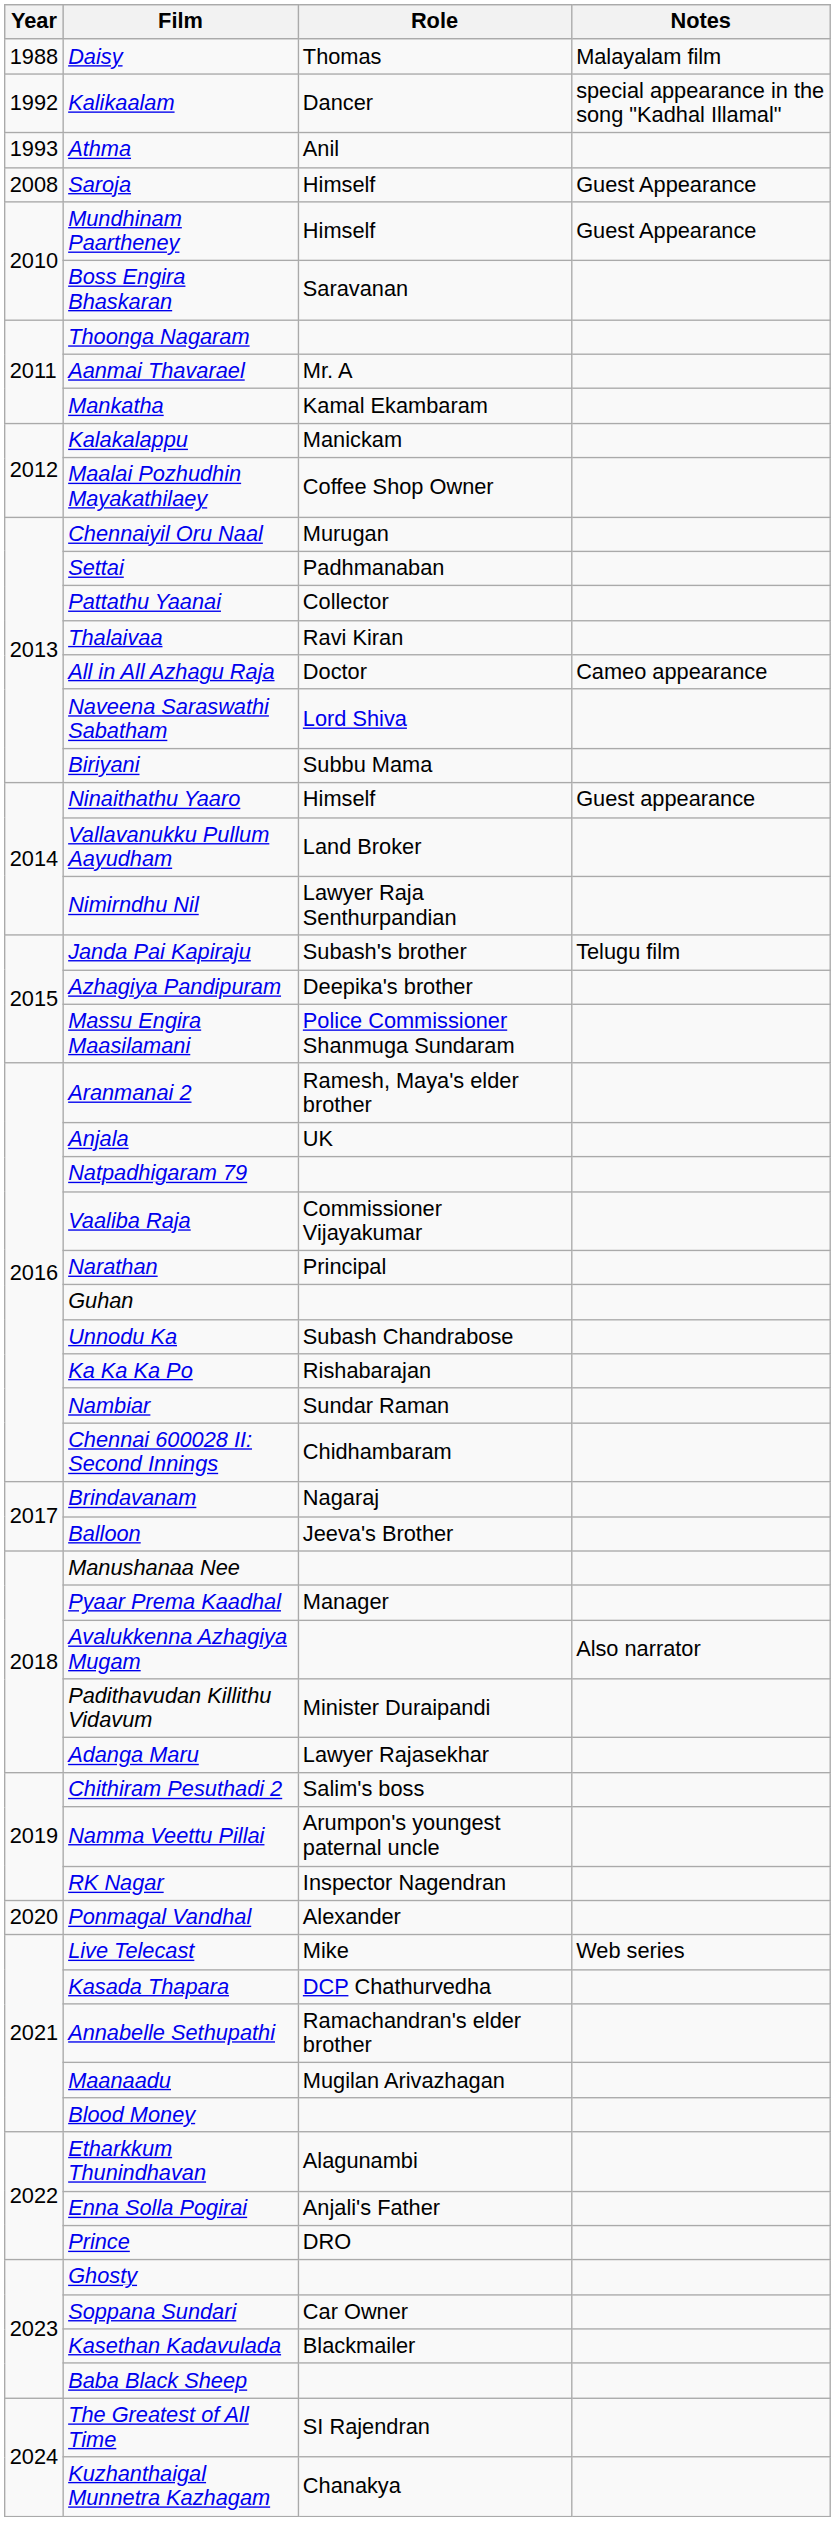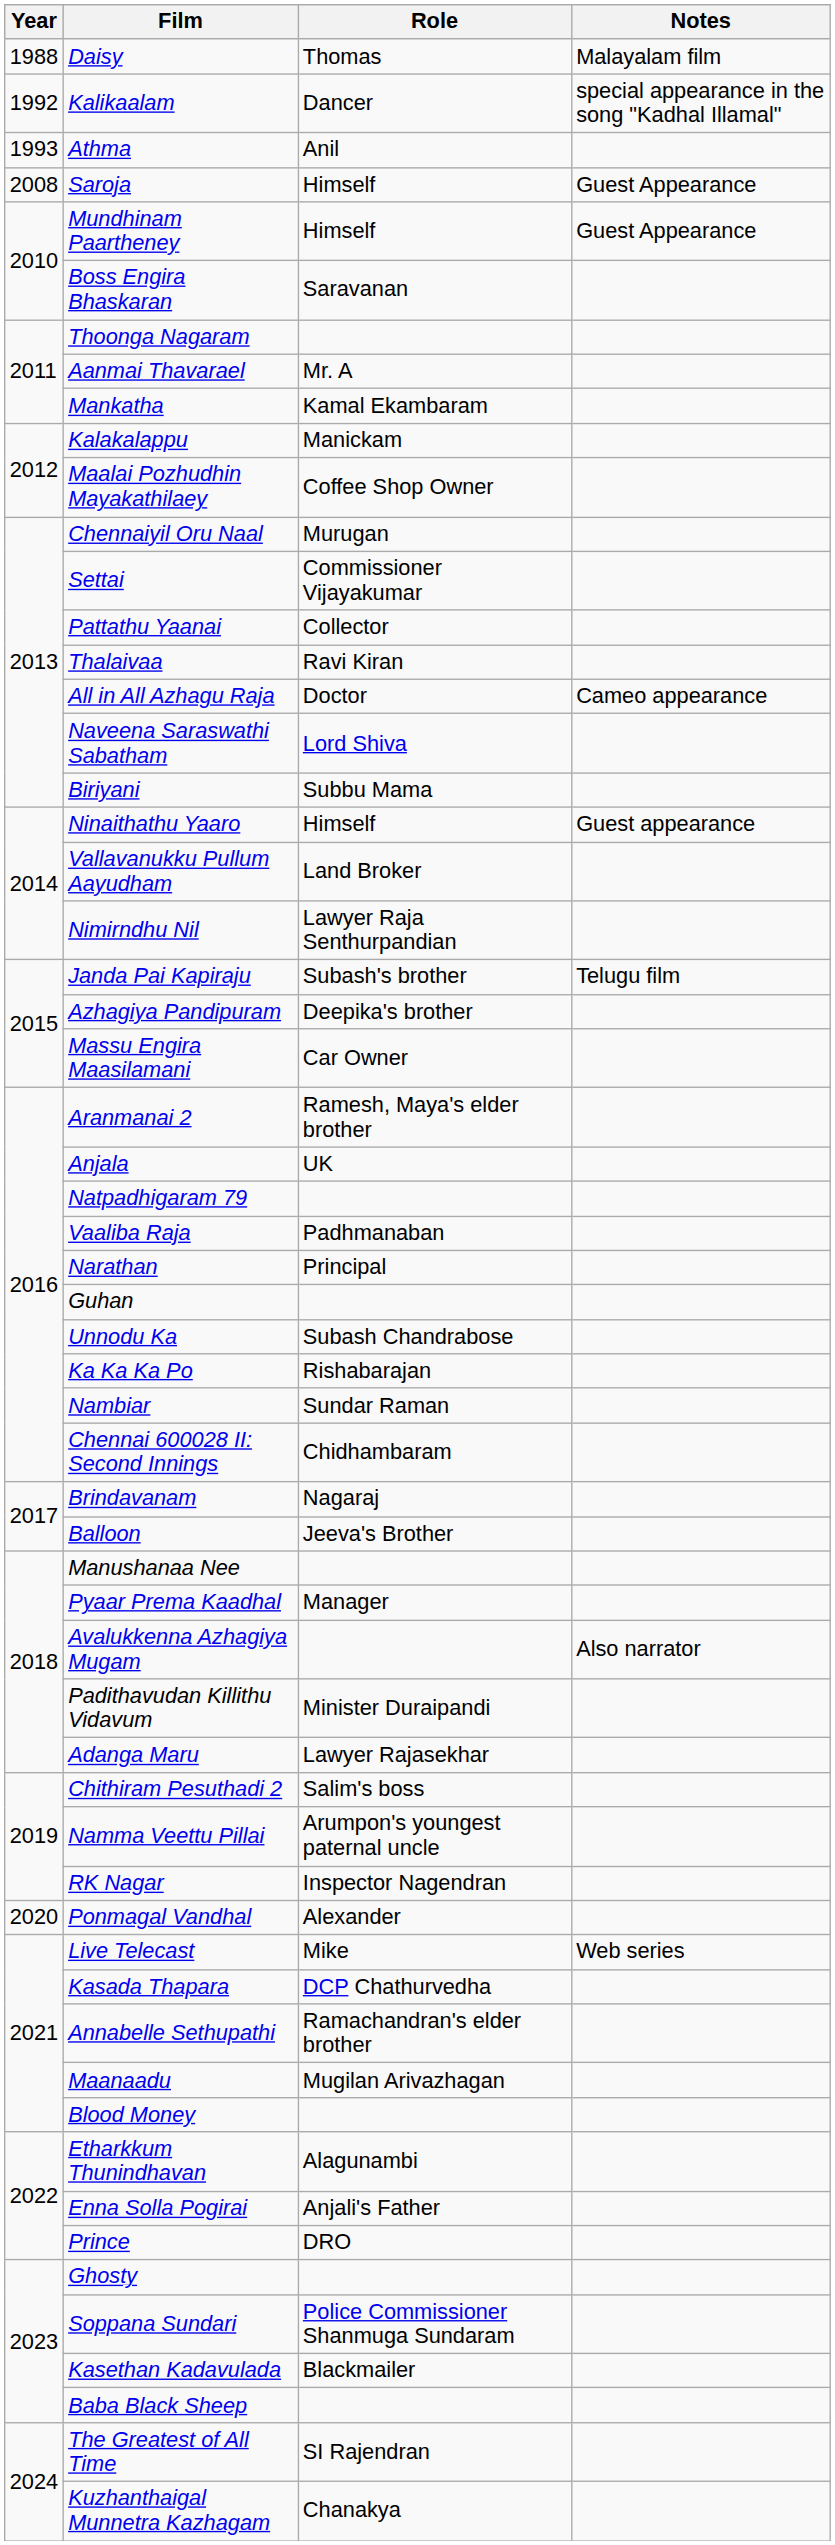(374, 568) Padhmanaban -> (372, 580) Commissioner Vijayakumar
(409, 1033) Police Commissioner Shanmuga Sundaram -> (355, 1058) Car Owner
(372, 1220) Commissioner Vijayakumar -> (374, 1232) Padhmanaban
(355, 2311) Car Owner -> (409, 2323) Police Commissioner Shanmuga Sundaram
